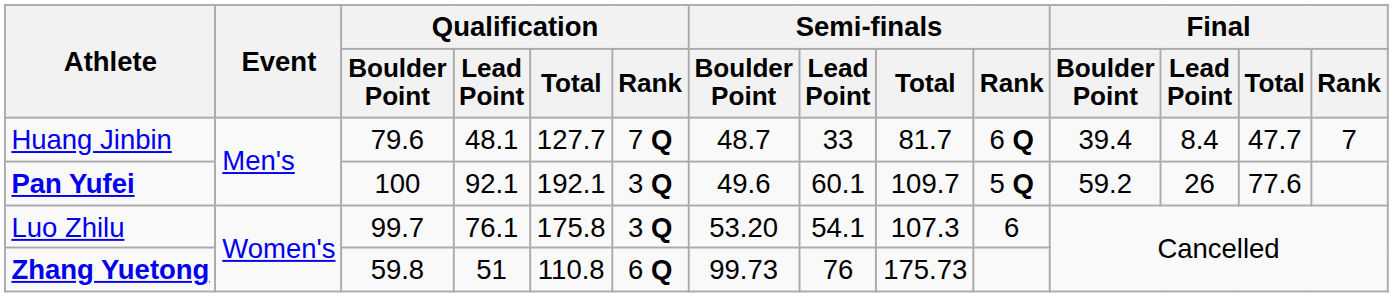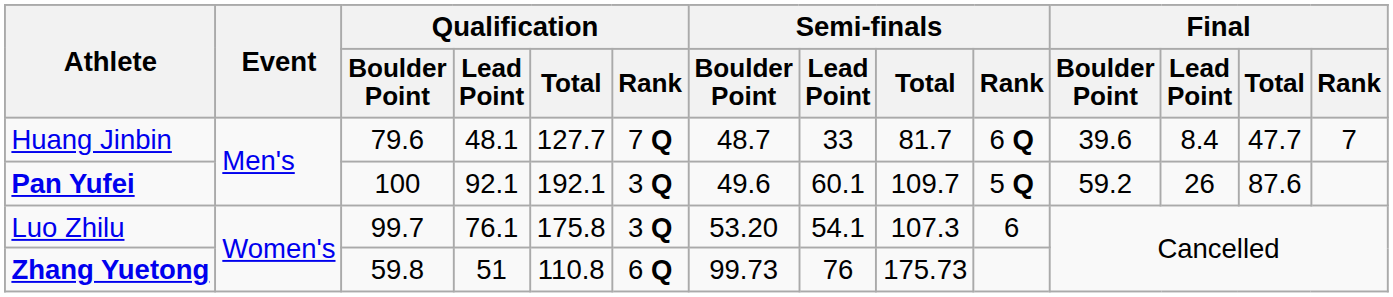(1105, 140) 39.4 -> (1105, 140) 39.6
(1275, 184) 77.6 -> (1275, 184) 87.6
